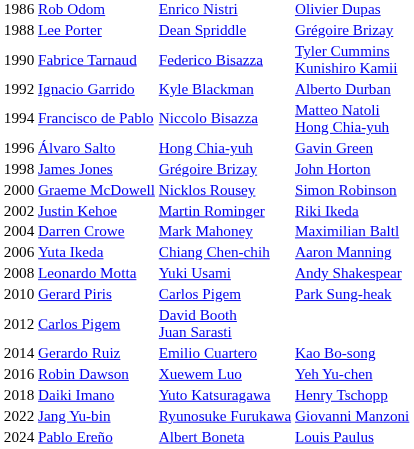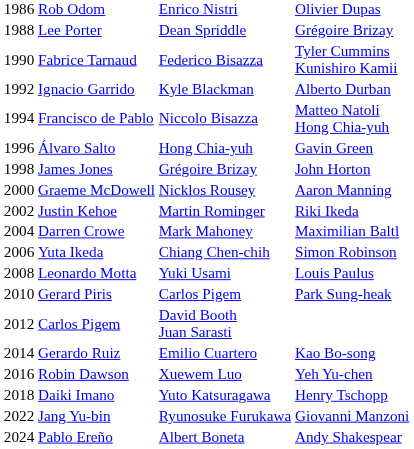(346, 189) Simon Robinson -> (343, 189) Aaron Manning
(343, 252) Aaron Manning -> (346, 252) Simon Robinson
(348, 273) Andy Shakespear -> (334, 273) Louis Paulus
(334, 436) Louis Paulus -> (348, 436) Andy Shakespear
